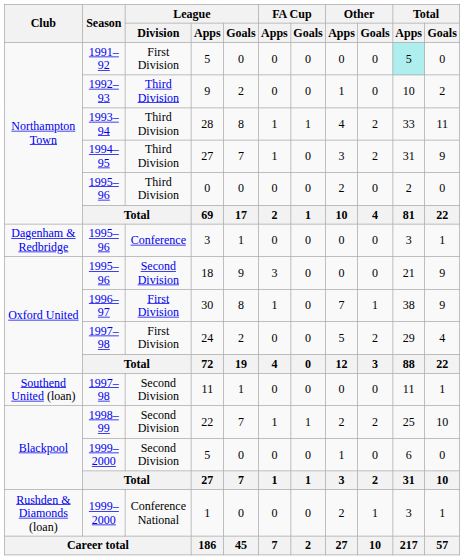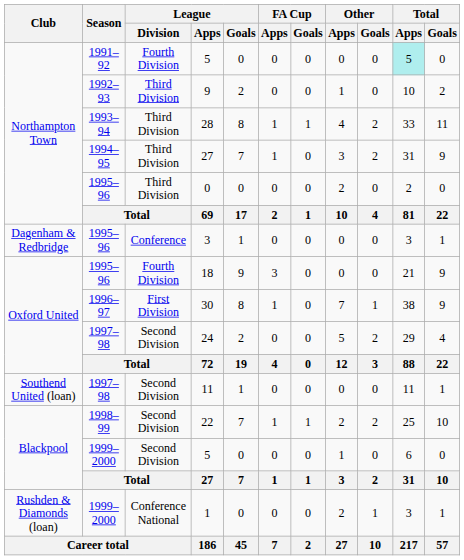(158, 58) First Division -> (158, 58) Fourth Division
(158, 273) Second Division -> (158, 273) Fourth Division
(158, 338) First Division -> (158, 338) Second Division
